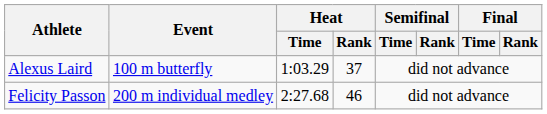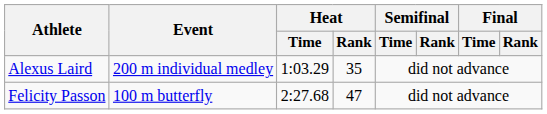(163, 69) 100 m butterfly -> (193, 69) 200 m individual medley
(354, 69) 37 -> (354, 69) 35
(193, 95) 200 m individual medley -> (163, 95) 100 m butterfly
(354, 95) 46 -> (354, 95) 47
